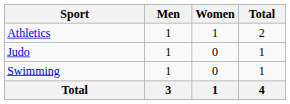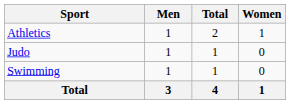columns swapped: (215, 14) <-> (262, 14)
